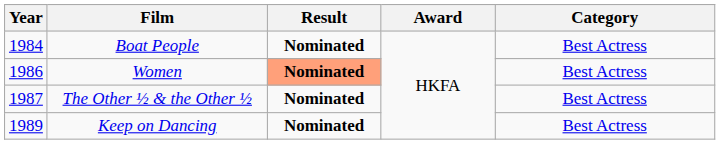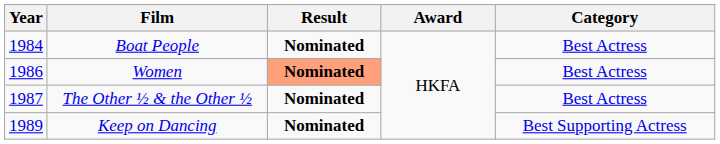(605, 125) Best Actress -> (605, 125) Best Supporting Actress
